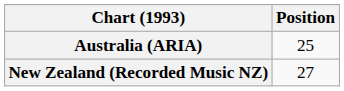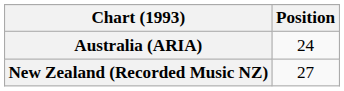(305, 45) 25 -> (305, 45) 24
